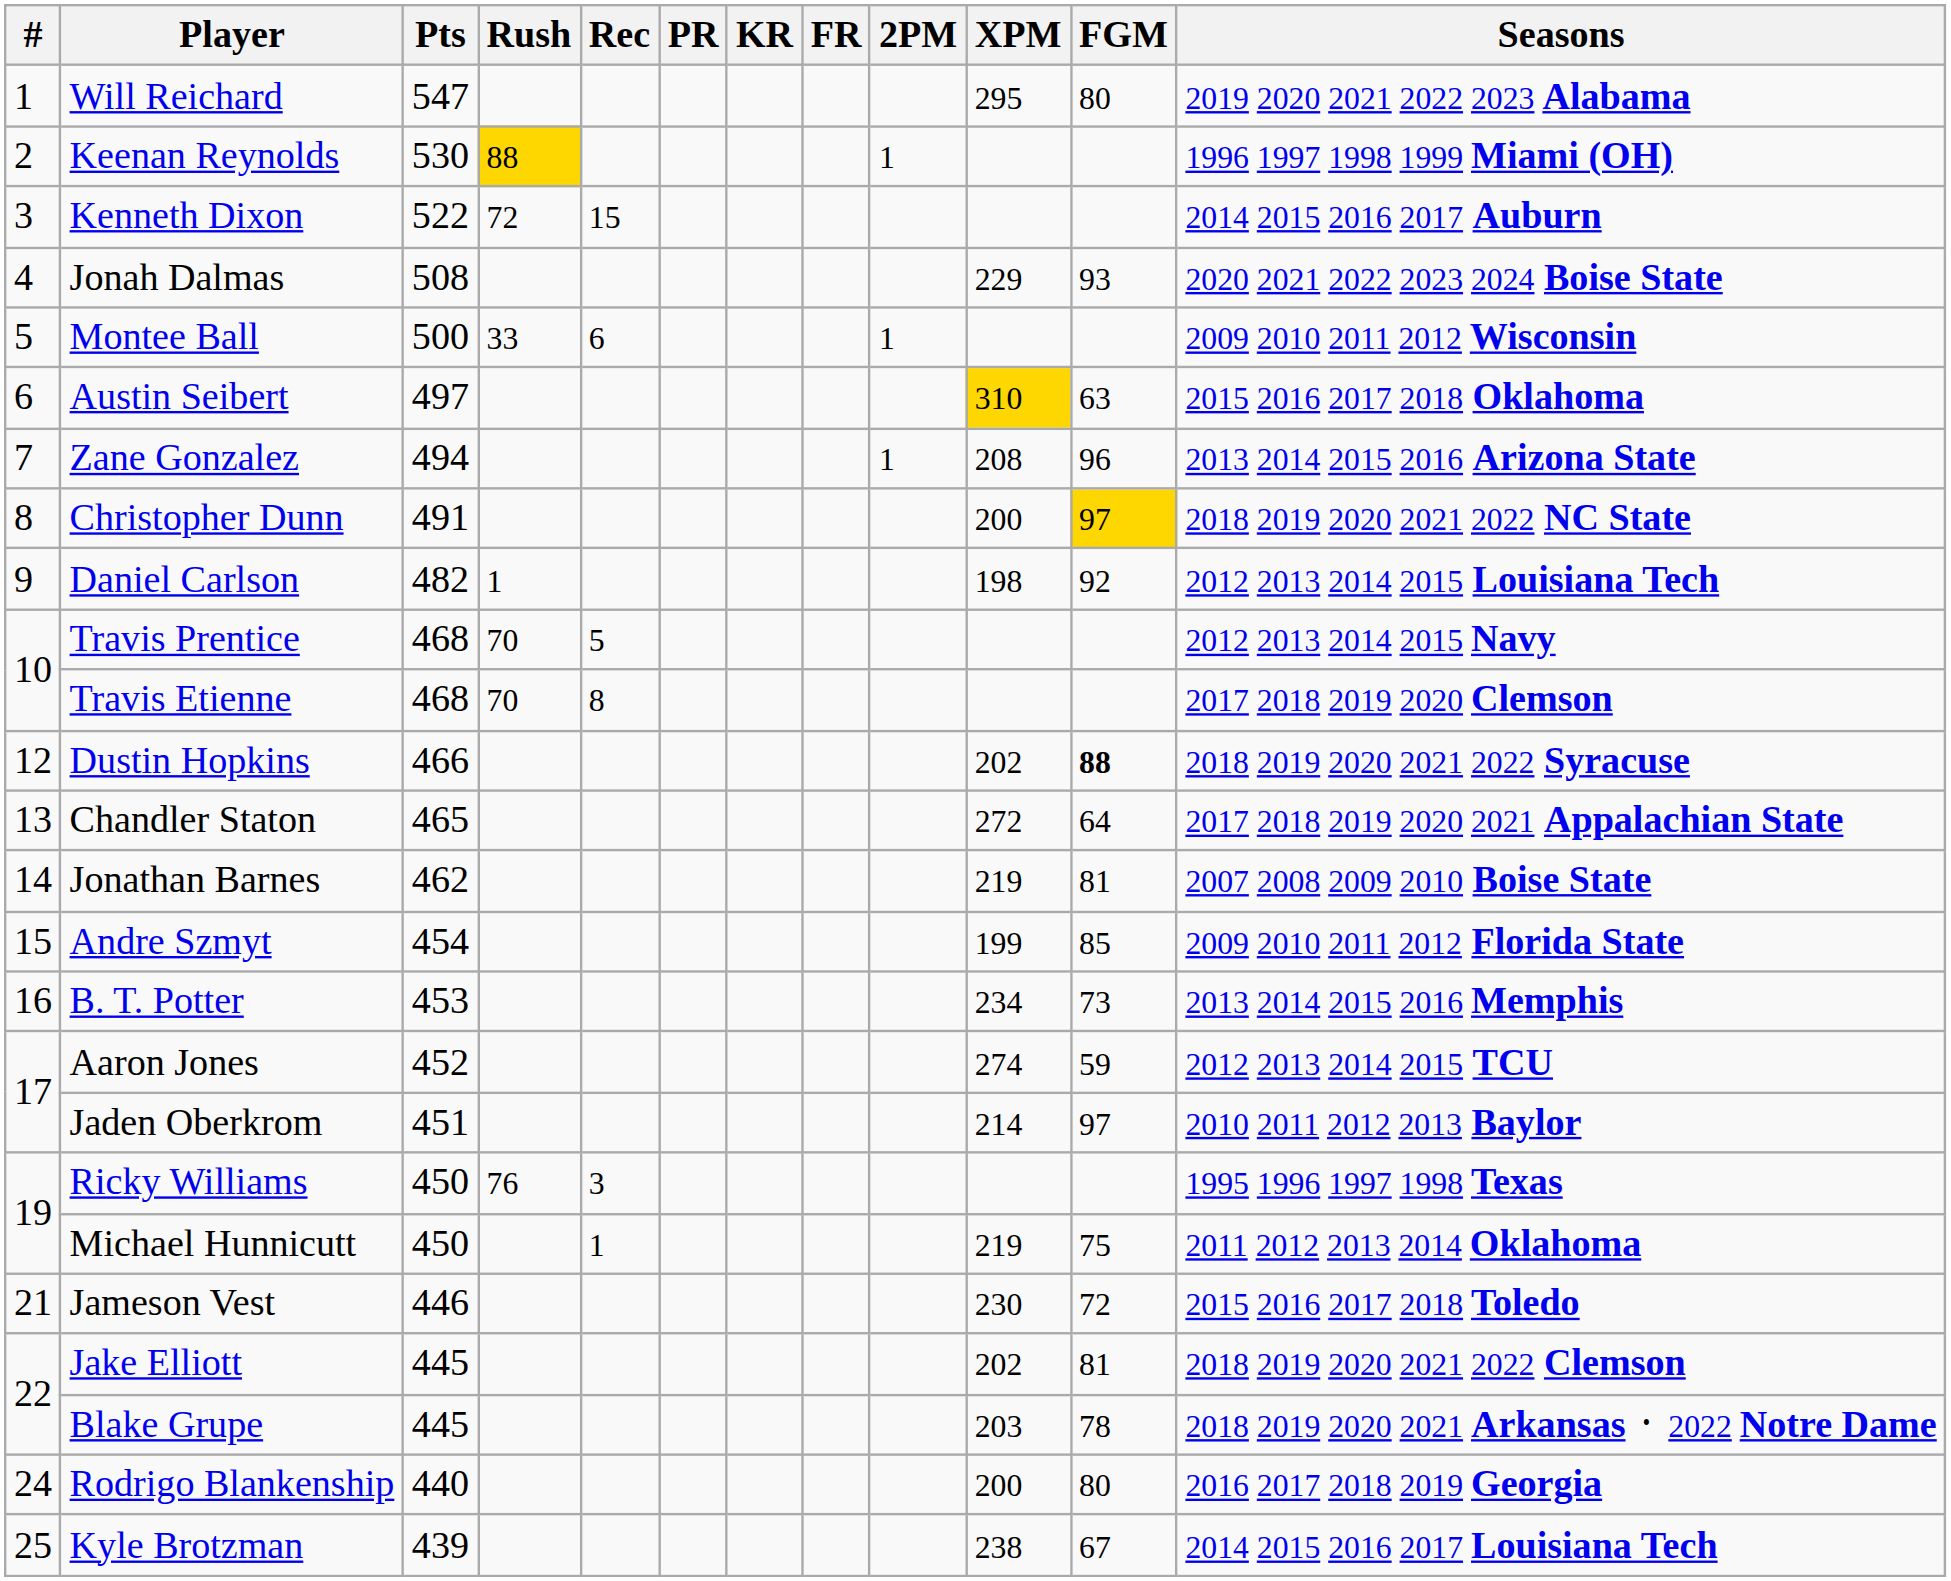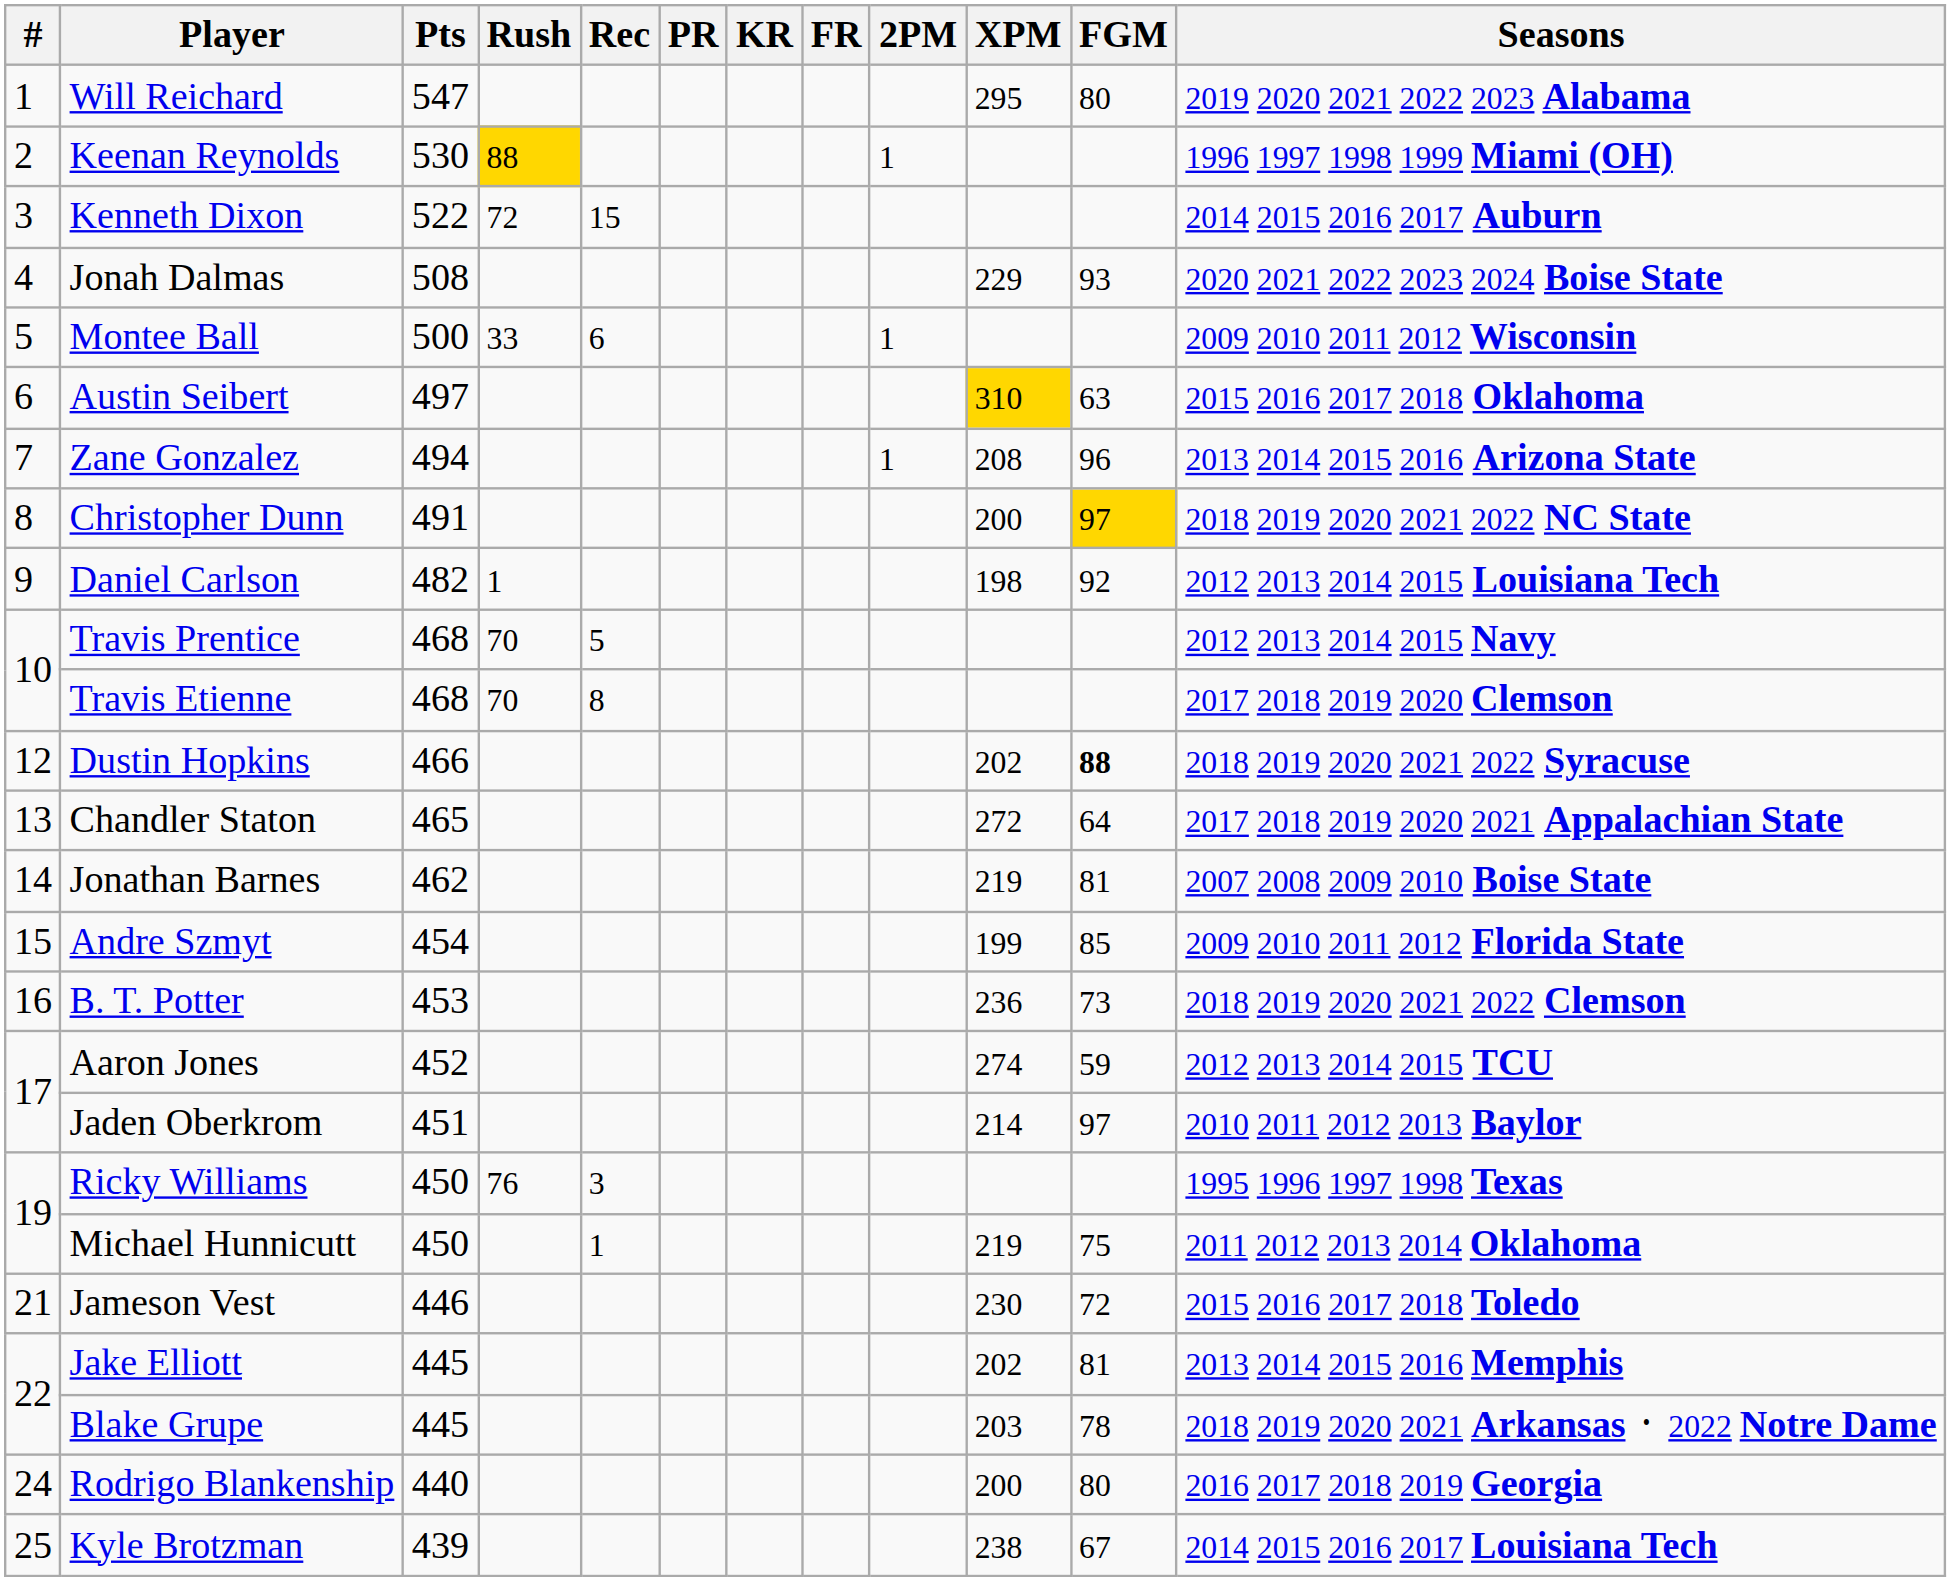(999, 1003) 234 -> (999, 1003) 236
(1404, 1000) 2013 2014 2015 2016 Memphis -> (1436, 1000) 2018 2019 2020 2021 2022 Clemson
(1436, 1363) 2018 2019 2020 2021 2022 Clemson -> (1404, 1363) 2013 2014 2015 2016 Memphis
